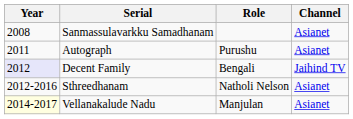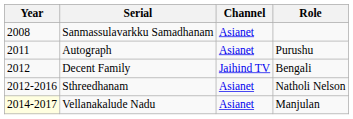columns swapped: (254, 13) <-> (320, 13)
(19, 68) lavender background -> (19, 68) no background
